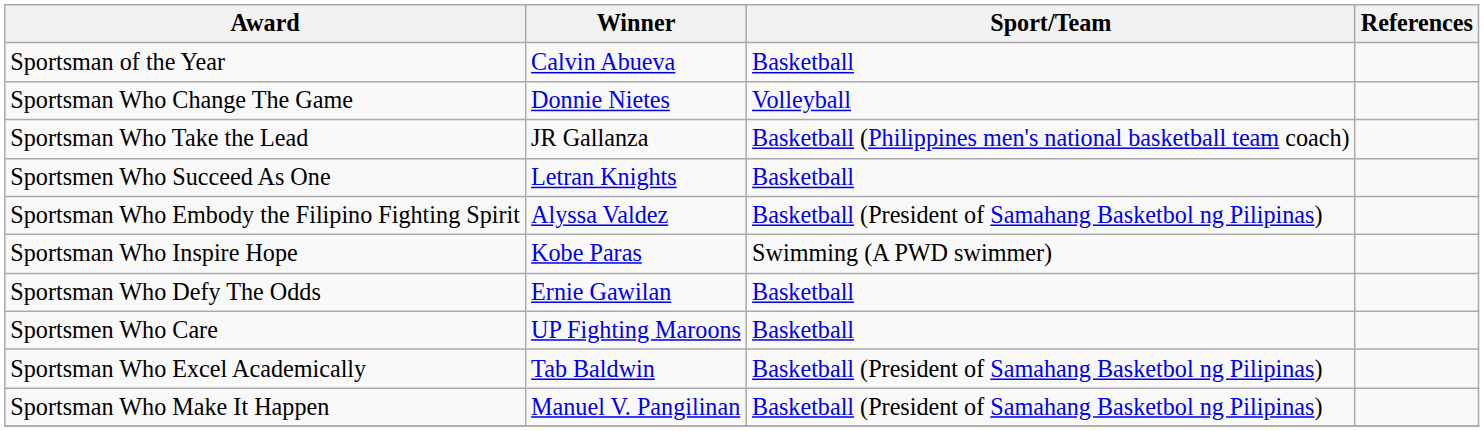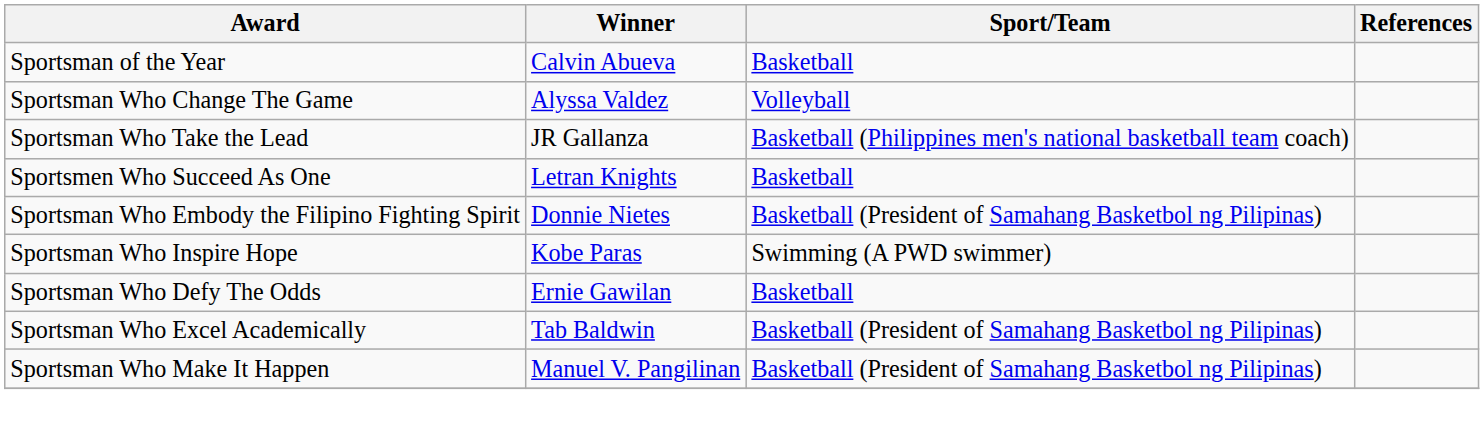(601, 100) Donnie Nietes -> (600, 100) Alyssa Valdez
(600, 215) Alyssa Valdez -> (601, 215) Donnie Nietes
- row: (114, 330)
